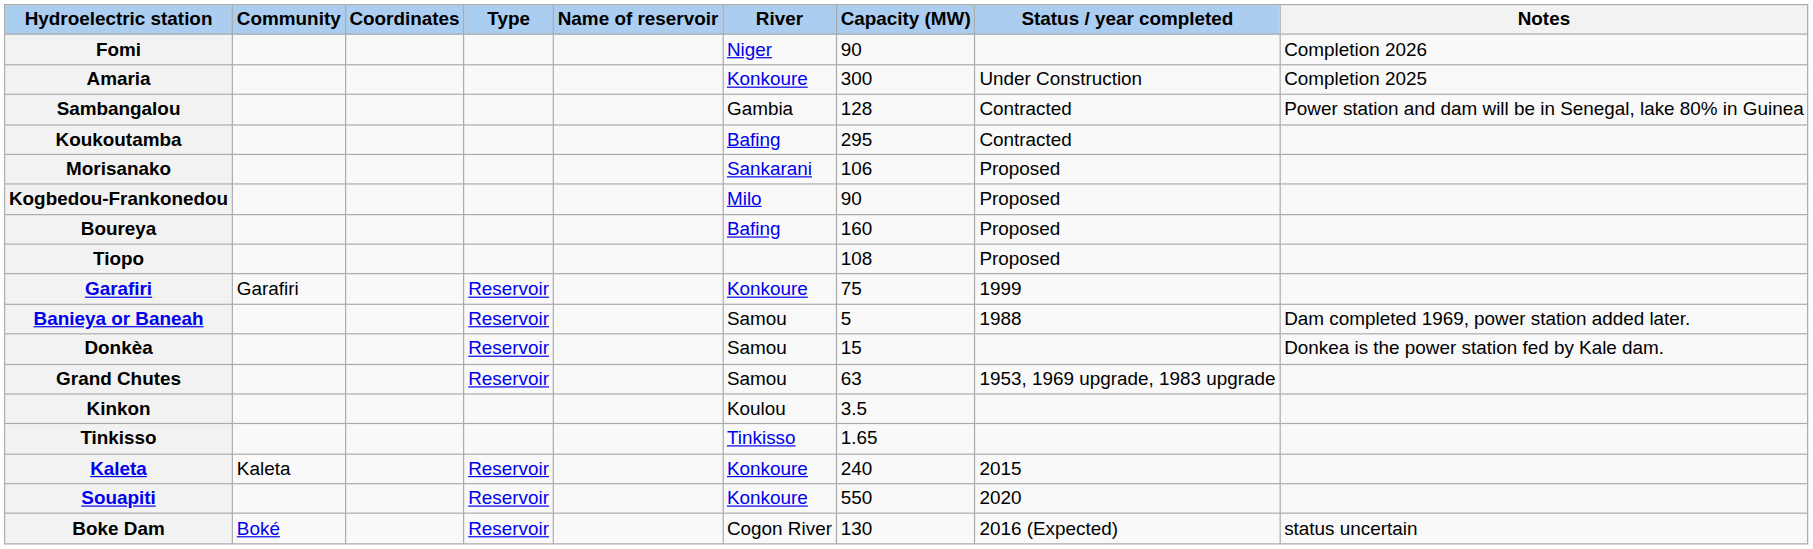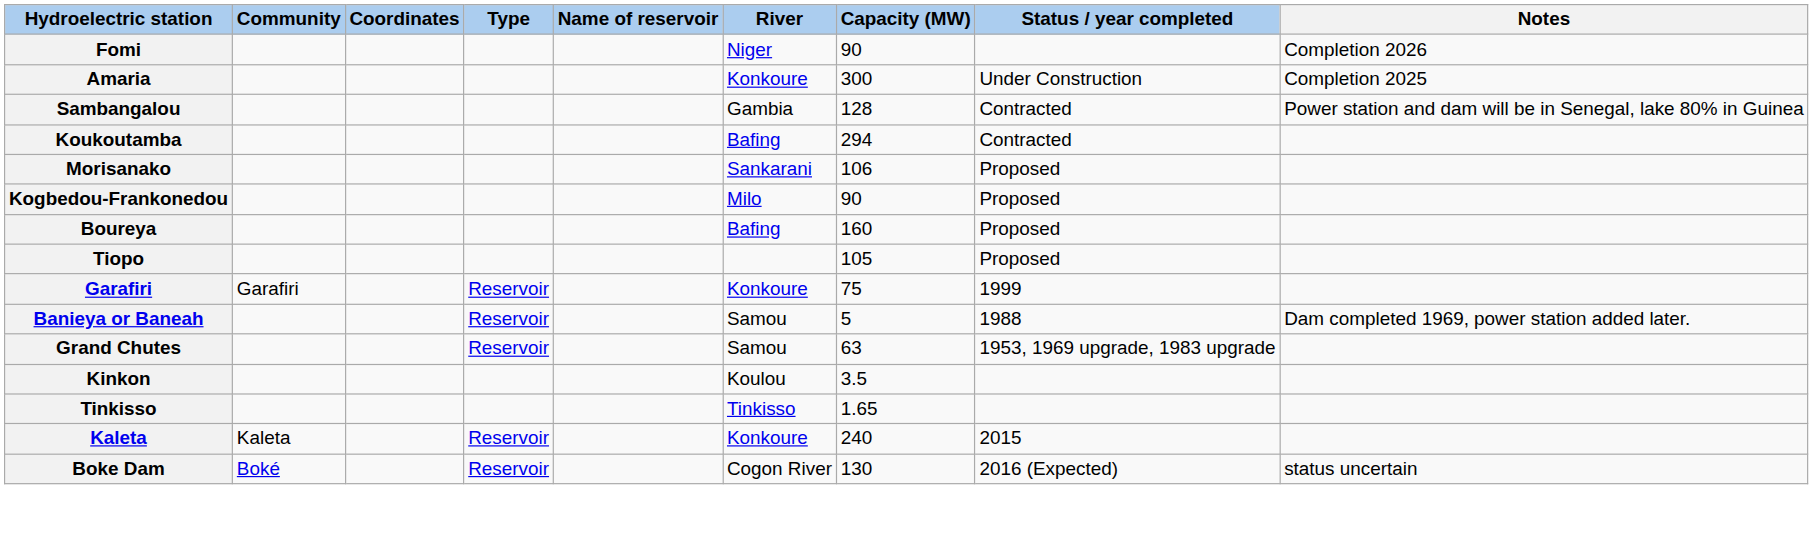(856, 139) 295 -> (856, 139) 294
(856, 259) 108 -> (856, 259) 105
- row: (119, 348)
- row: (119, 498)
